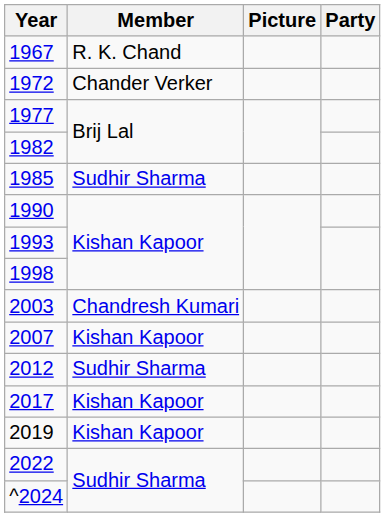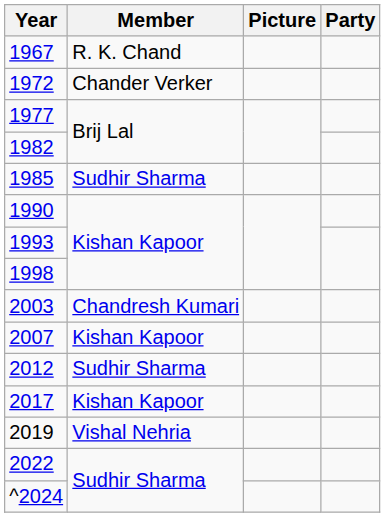(138, 432) Kishan Kapoor -> (132, 432) Vishal Nehria
